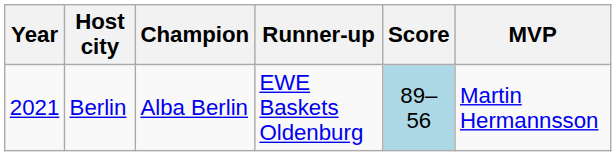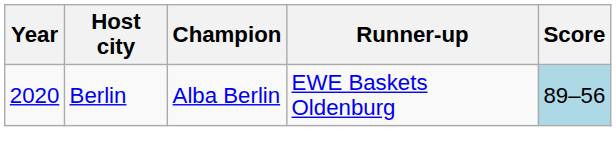- column: (533, 34)
(35, 107) 2021 -> (35, 94) 2020
